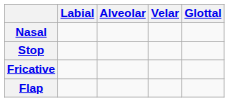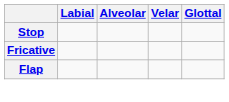- row: (31, 32)
